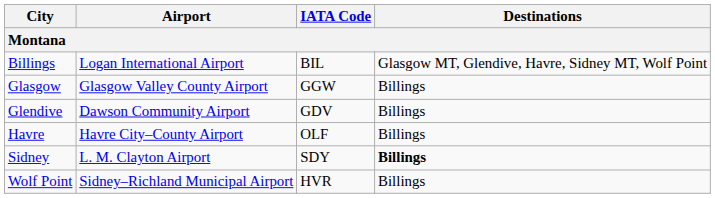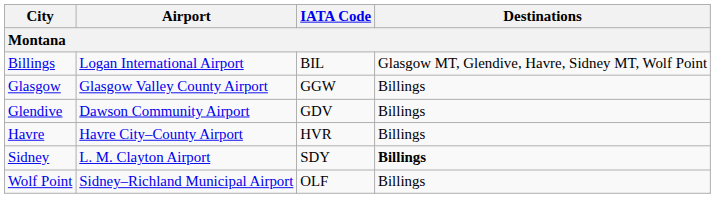(314, 134) OLF -> (316, 134) HVR
(316, 181) HVR -> (314, 181) OLF
